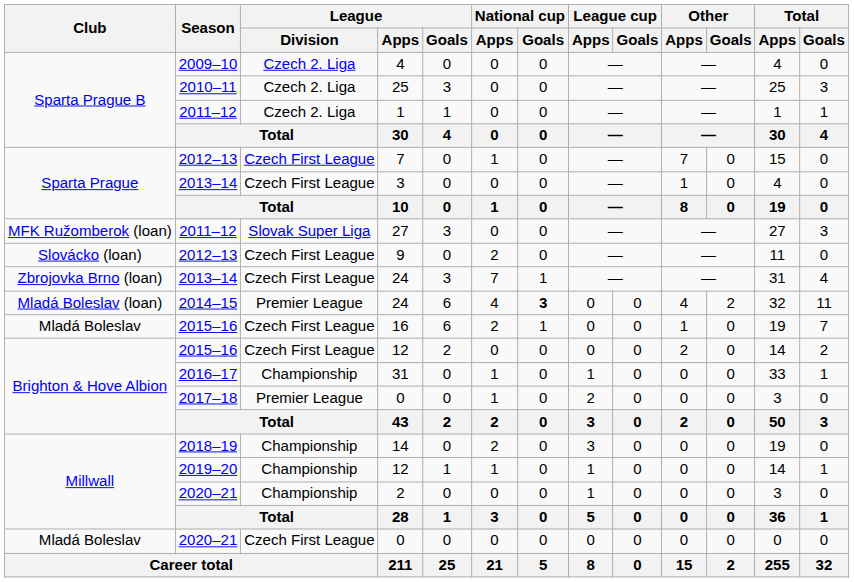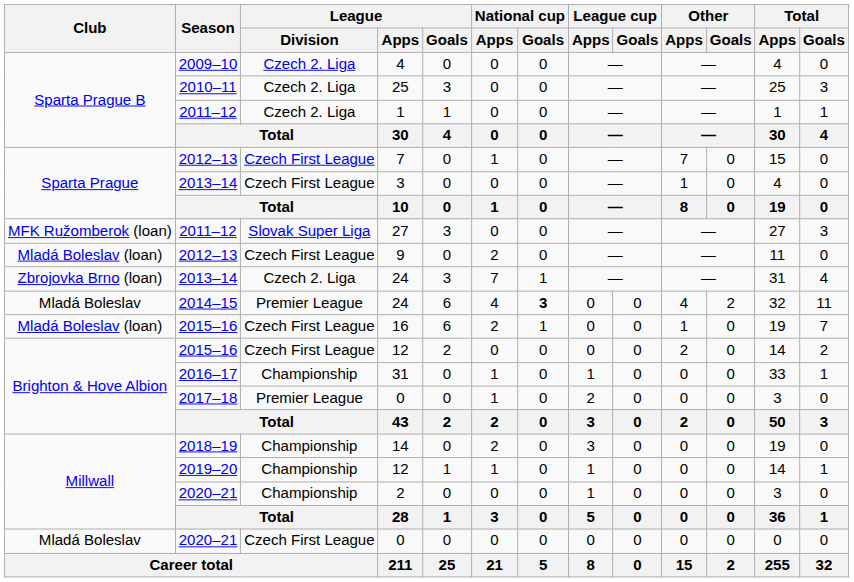(90, 254) Slovácko (loan) -> (90, 254) Mladá Boleslav (loan)
(309, 278) Czech First League -> (309, 278) Czech 2. Liga
(90, 302) Mladá Boleslav (loan) -> (90, 302) Mladá Boleslav
(90, 326) Mladá Boleslav -> (90, 326) Mladá Boleslav (loan)
